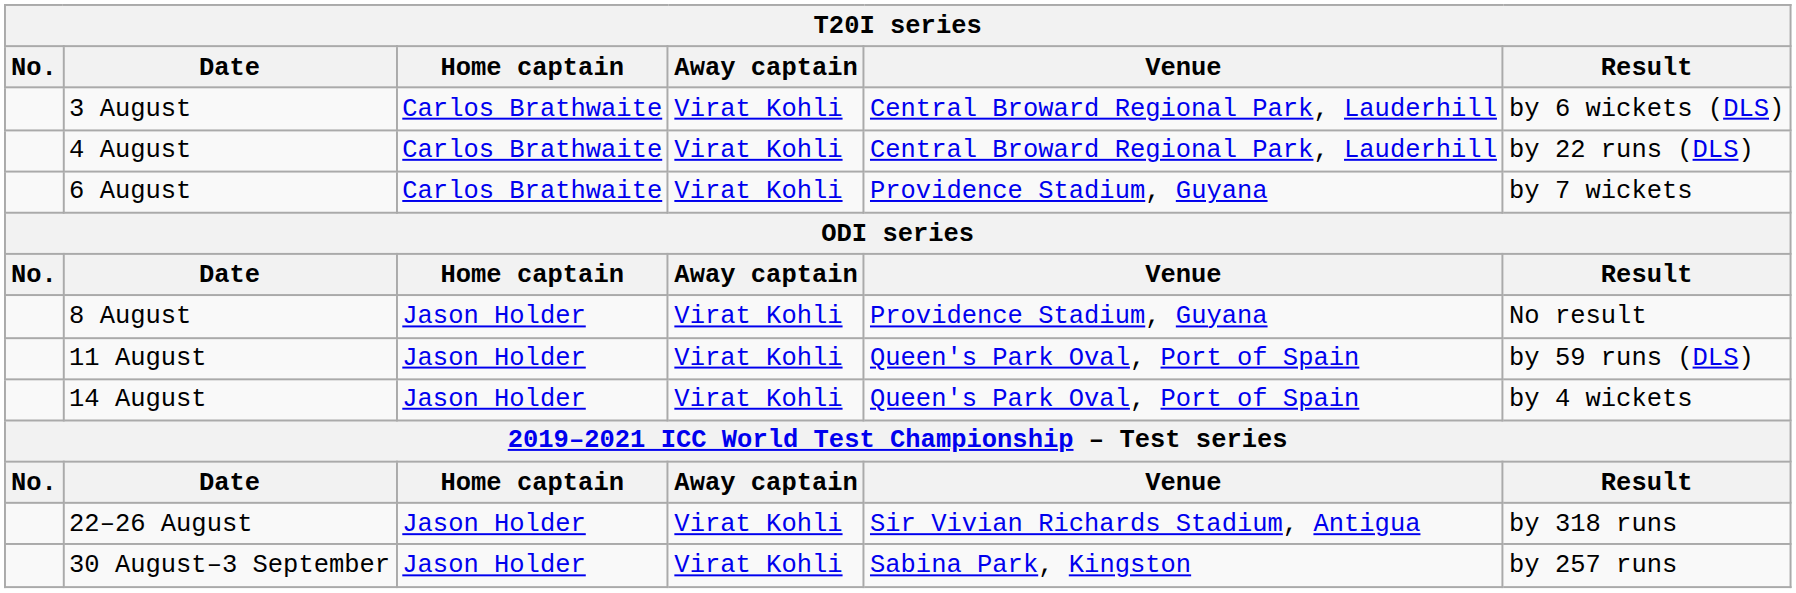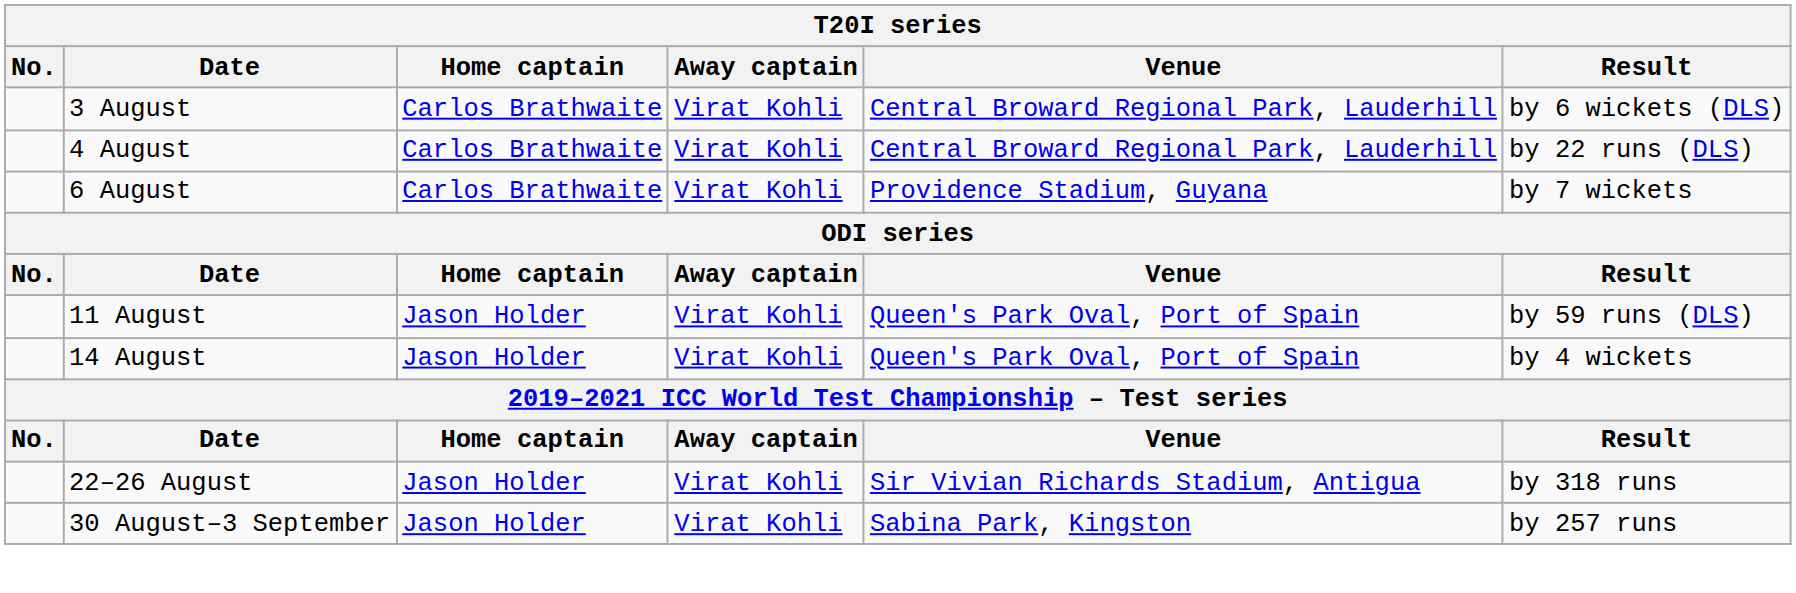- row: (130, 316)
